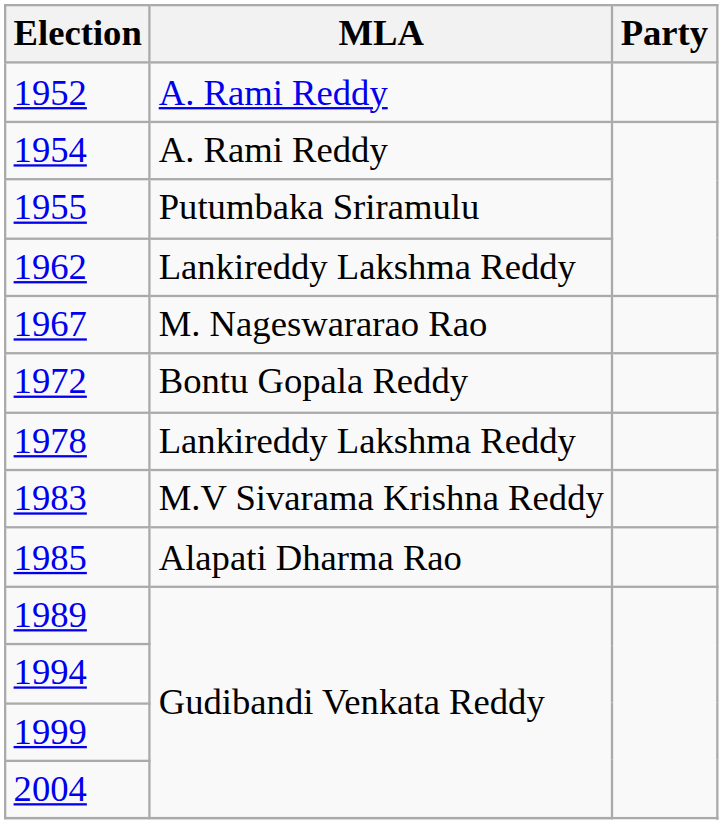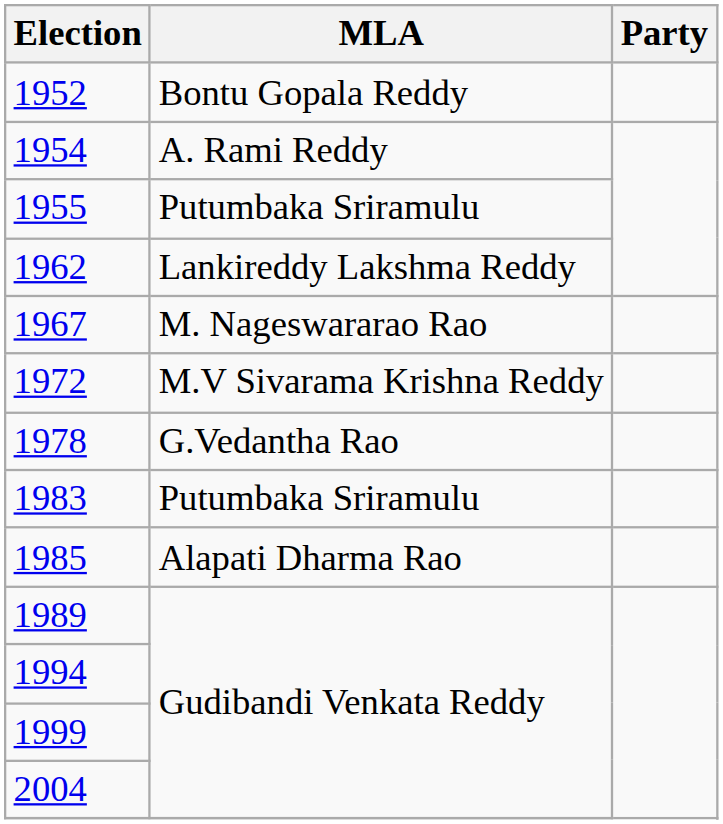(273, 91) A. Rami Reddy -> (313, 91) Bontu Gopala Reddy
(313, 382) Bontu Gopala Reddy -> (381, 382) M.V Sivarama Krishna Reddy
(367, 440) Lankireddy Lakshma Reddy -> (279, 440) G.Vedantha Rao
(381, 498) M.V Sivarama Krishna Reddy -> (319, 498) Putumbaka Sriramulu
